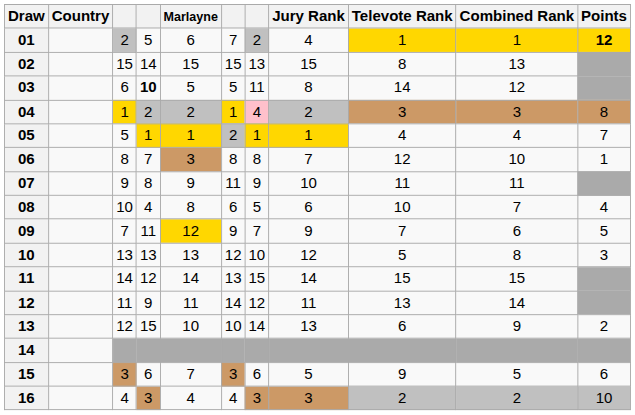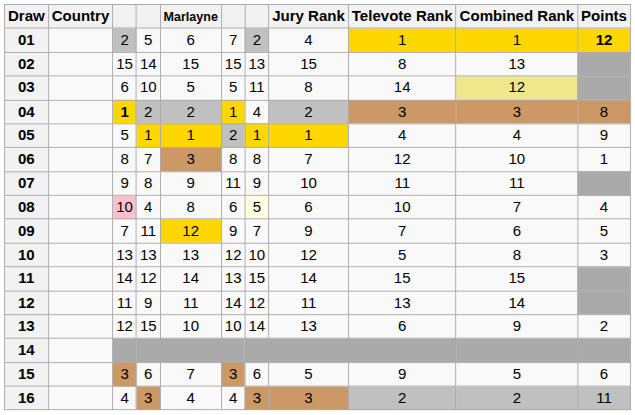(148, 87) bold -> (148, 87) normal
(517, 87) no background -> (517, 87) khaki background
(125, 111) normal -> (125, 111) bold
(257, 111) pink background -> (257, 111) no background
(604, 135) 7 -> (604, 135) 9
(125, 207) no background -> (125, 207) pink background
(257, 207) no background -> (257, 207) lightyellow background
(604, 398) 10 -> (604, 398) 11
